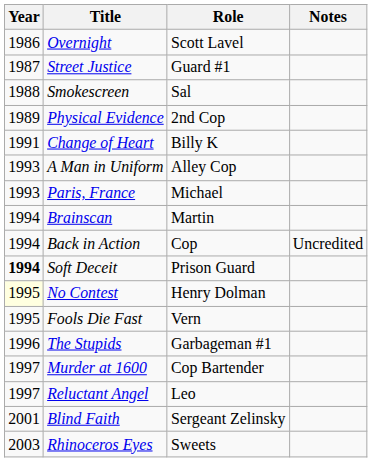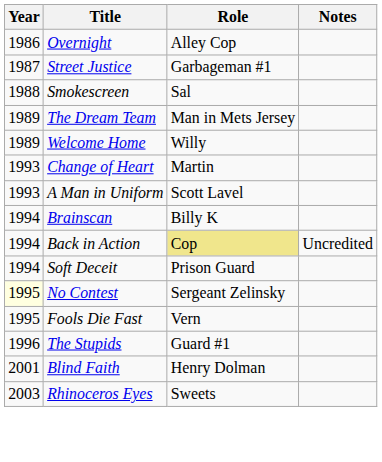(207, 42) Scott Lavel -> (204, 42) Alley Cop
(201, 67) Guard #1 -> (221, 67) Garbageman #1
- row: (105, 117)
+ row: (102, 117)
+ row: (96, 142)
(24, 142) 1991 -> (24, 167) 1993
(195, 142) Billy K -> (192, 167) Martin
(204, 167) Alley Cop -> (207, 192) Scott Lavel
- row: (91, 192)
(193, 218) Martin -> (194, 218) Billy K
(184, 243) no background -> (184, 243) khaki background
(24, 268) bold -> (24, 268) normal
(218, 293) Henry Dolman -> (228, 293) Sergeant Zelinsky
(221, 343) Garbageman #1 -> (200, 343) Guard #1
- row: (97, 368)
- row: (98, 393)
(228, 419) Sergeant Zelinsky -> (218, 368) Henry Dolman
